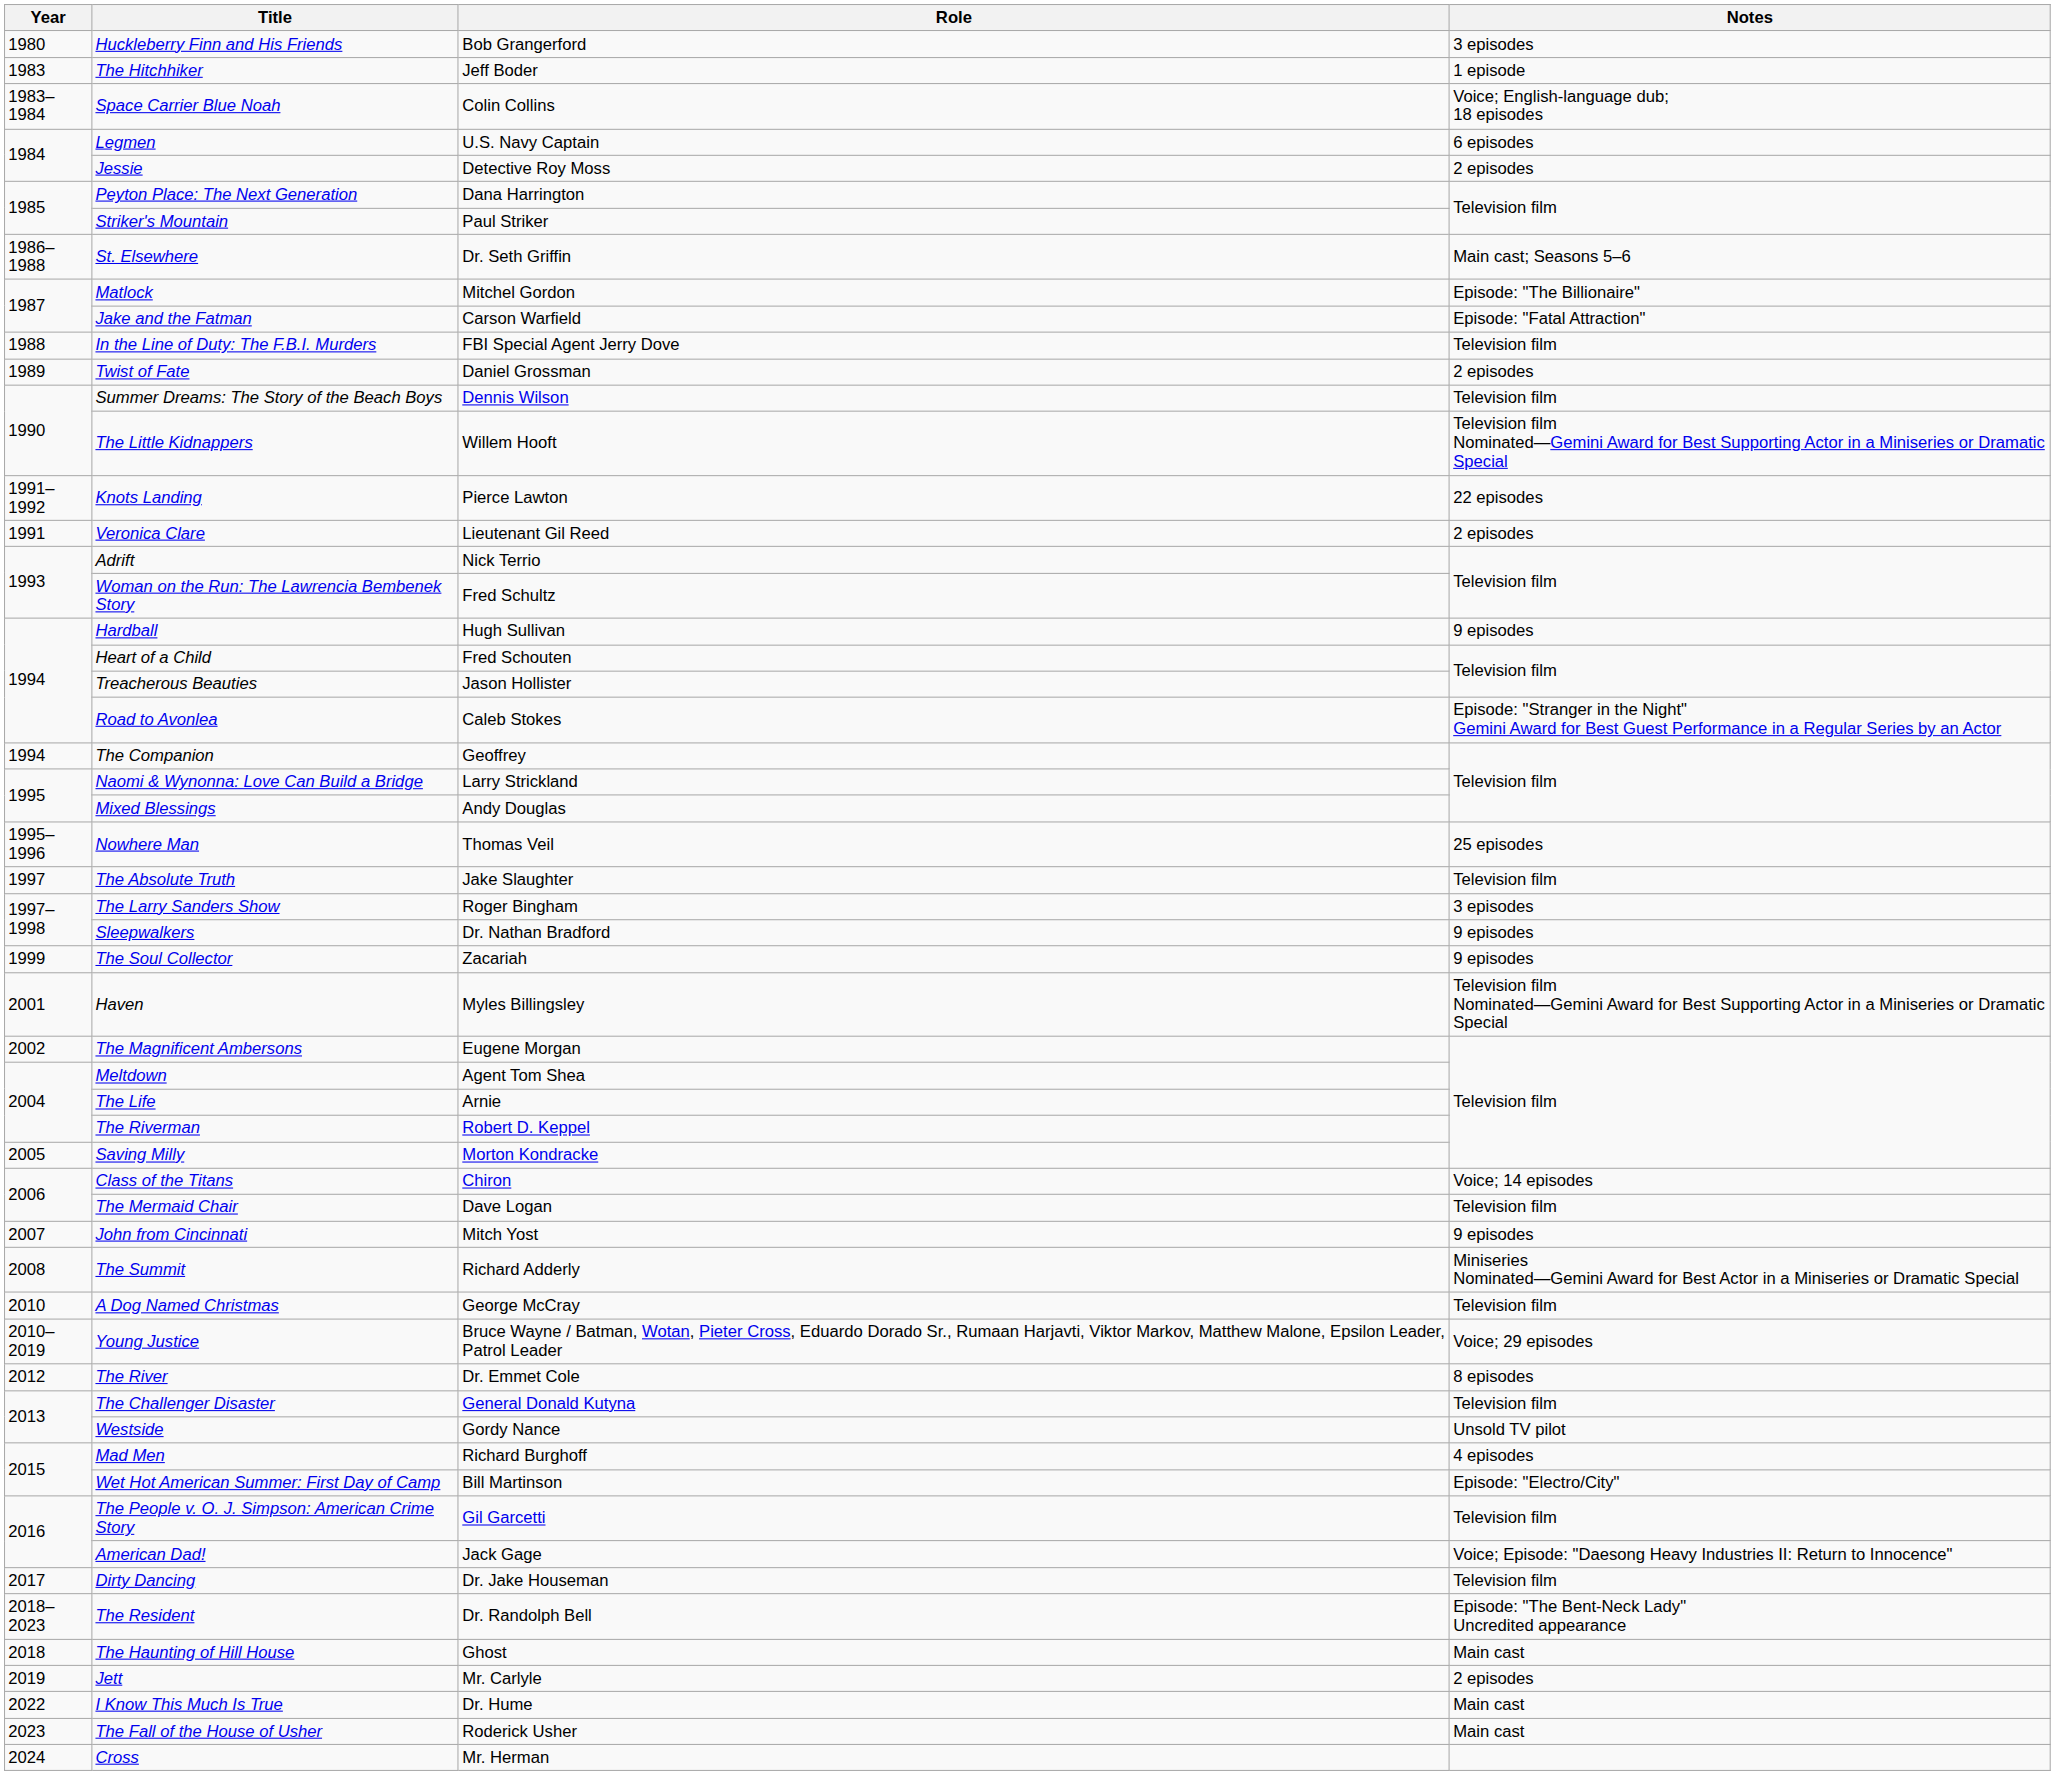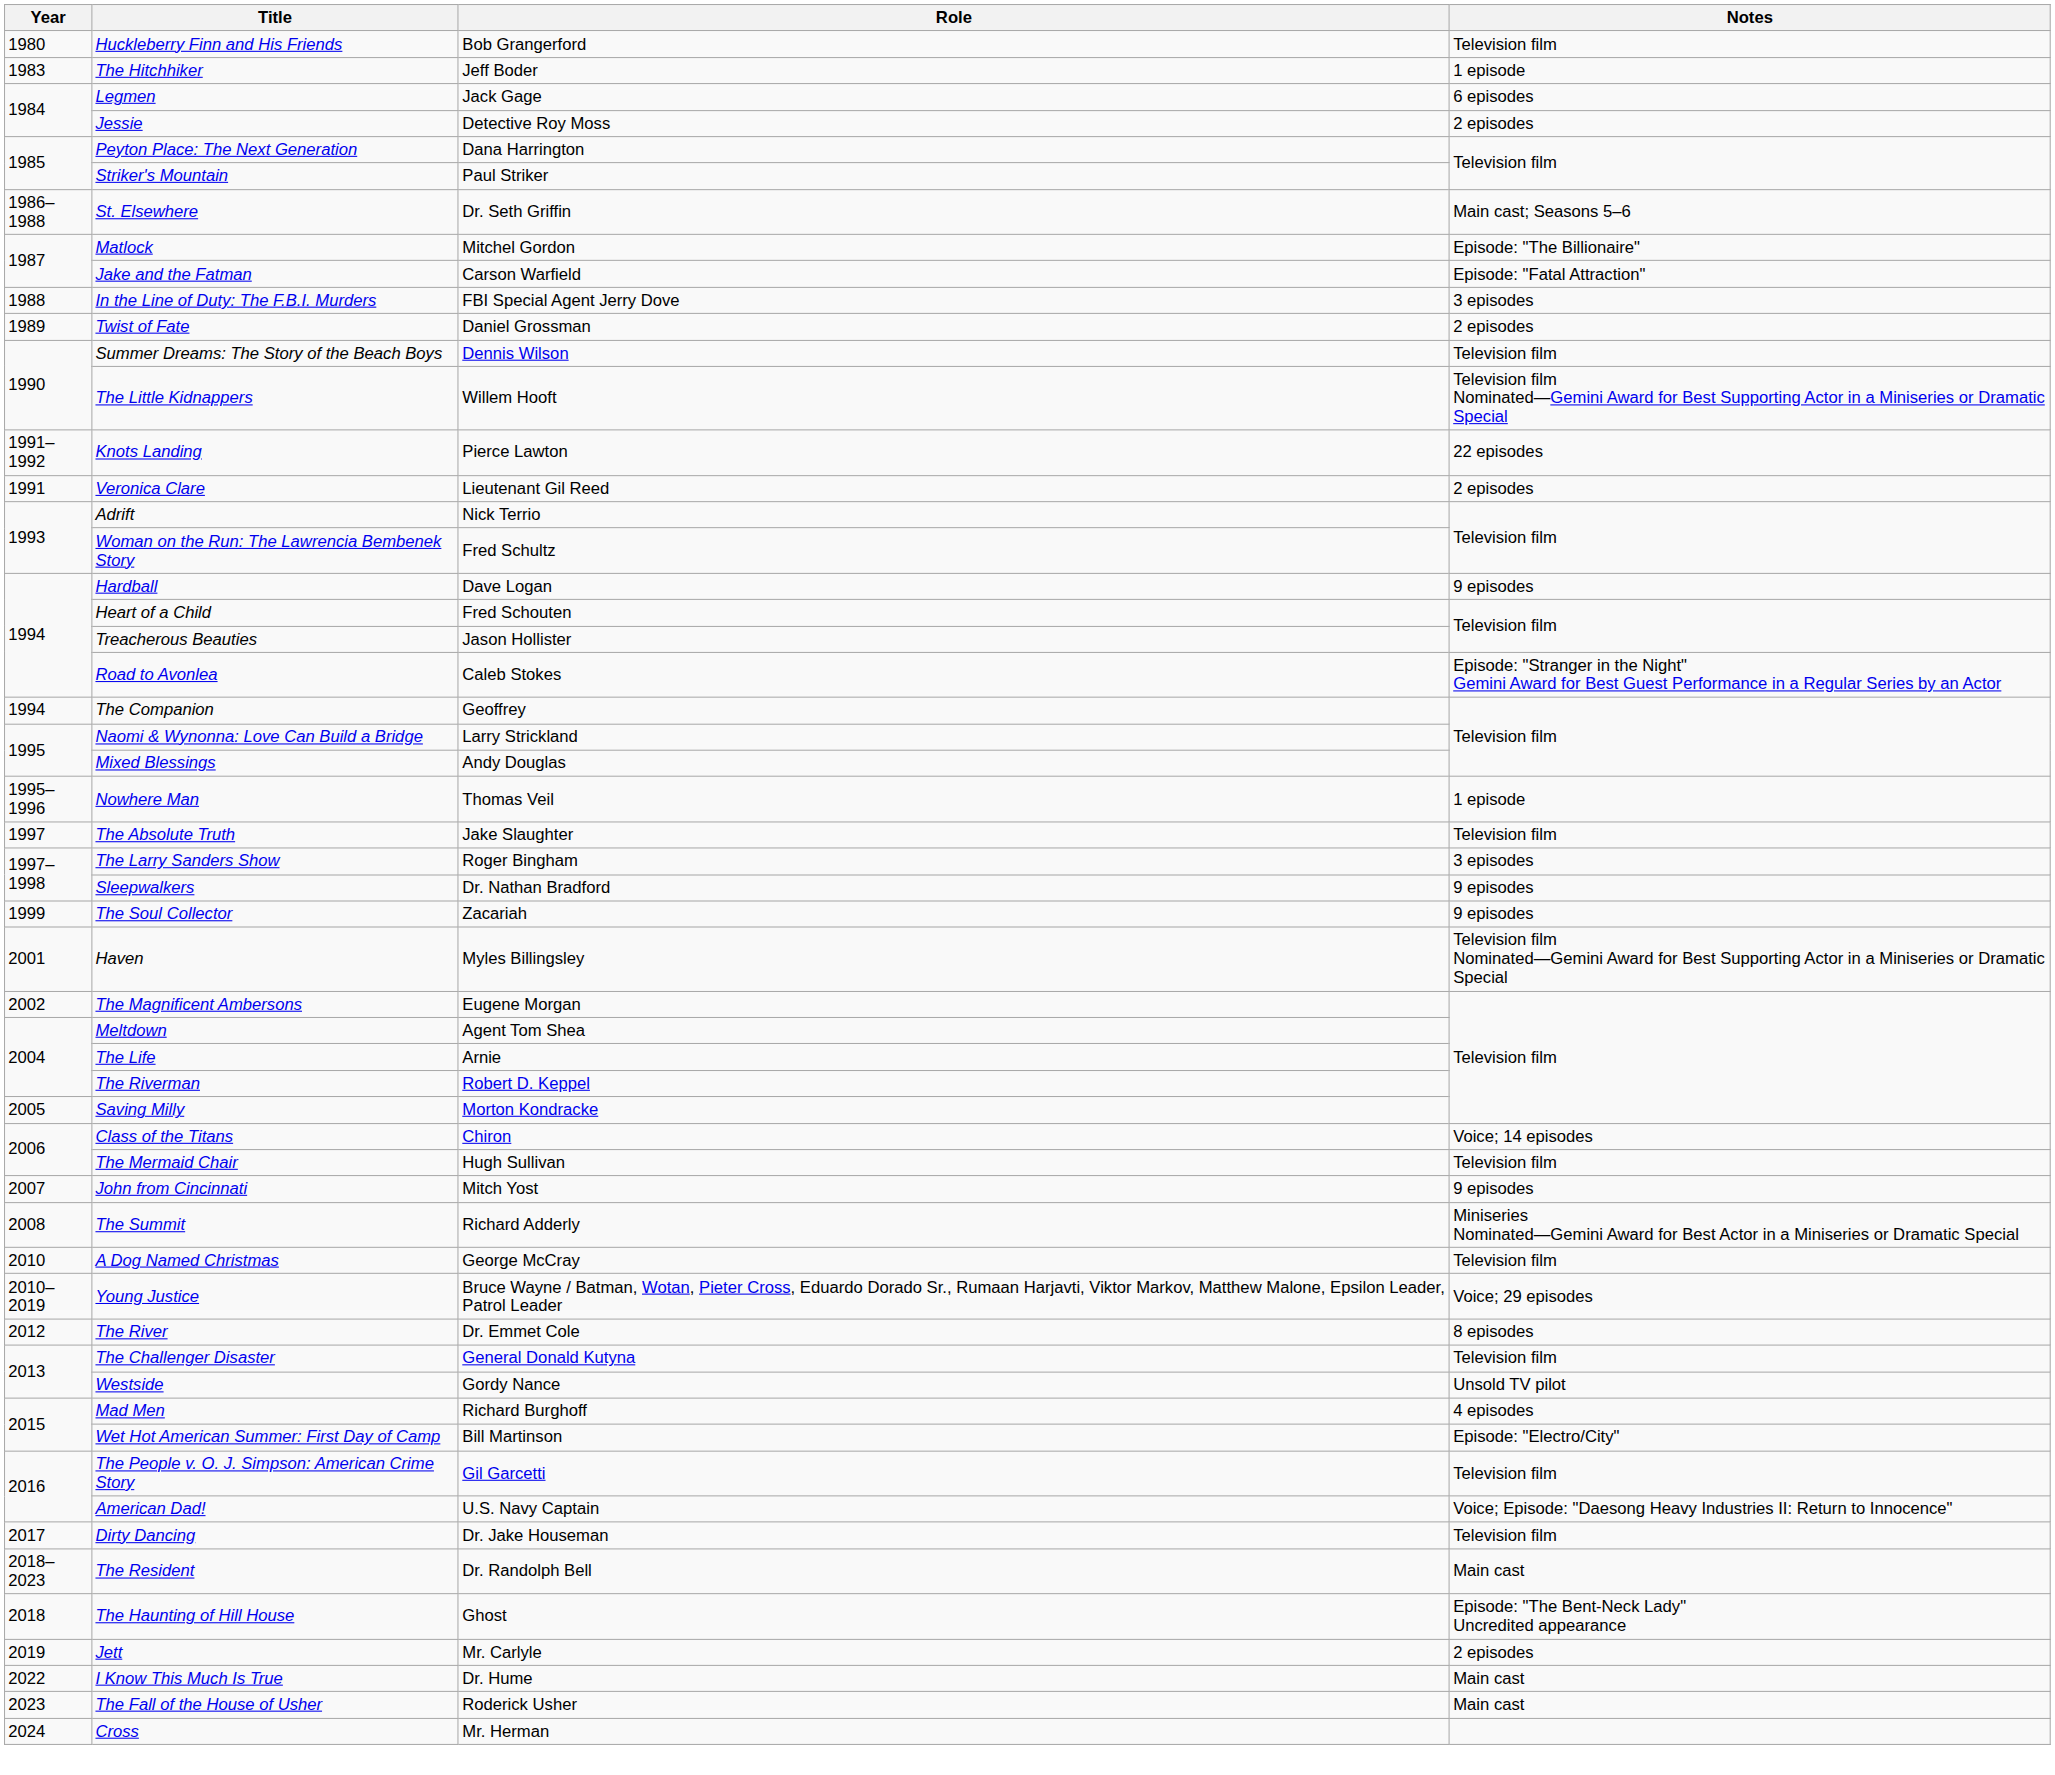(1493, 44) 3 episodes -> (1505, 44) Television film
- row: (188, 106)
(531, 141) U.S. Navy Captain -> (502, 96) Jack Gage
(1505, 345) Television film -> (1493, 300) 3 episodes
(514, 631) Hugh Sullivan -> (507, 586) Dave Logan
(1498, 844) 25 episodes -> (1489, 799) 1 episode
(507, 1207) Dave Logan -> (514, 1162) Hugh Sullivan
(502, 1554) Jack Gage -> (531, 1509) U.S. Navy Captain
(1570, 1616) Episode: "The Bent-Neck Lady" Uncredited appearance -> (1489, 1571) Main cast
(1489, 1652) Main cast -> (1570, 1616) Episode: "The Bent-Neck Lady" Uncredited appearance
